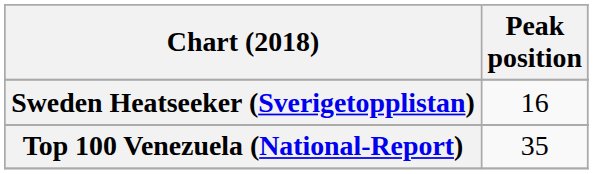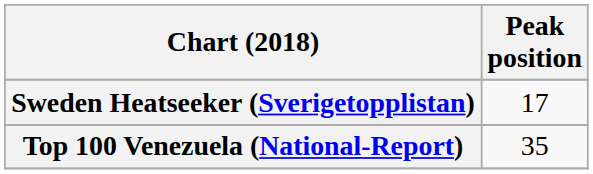(535, 102) 16 -> (535, 102) 17
